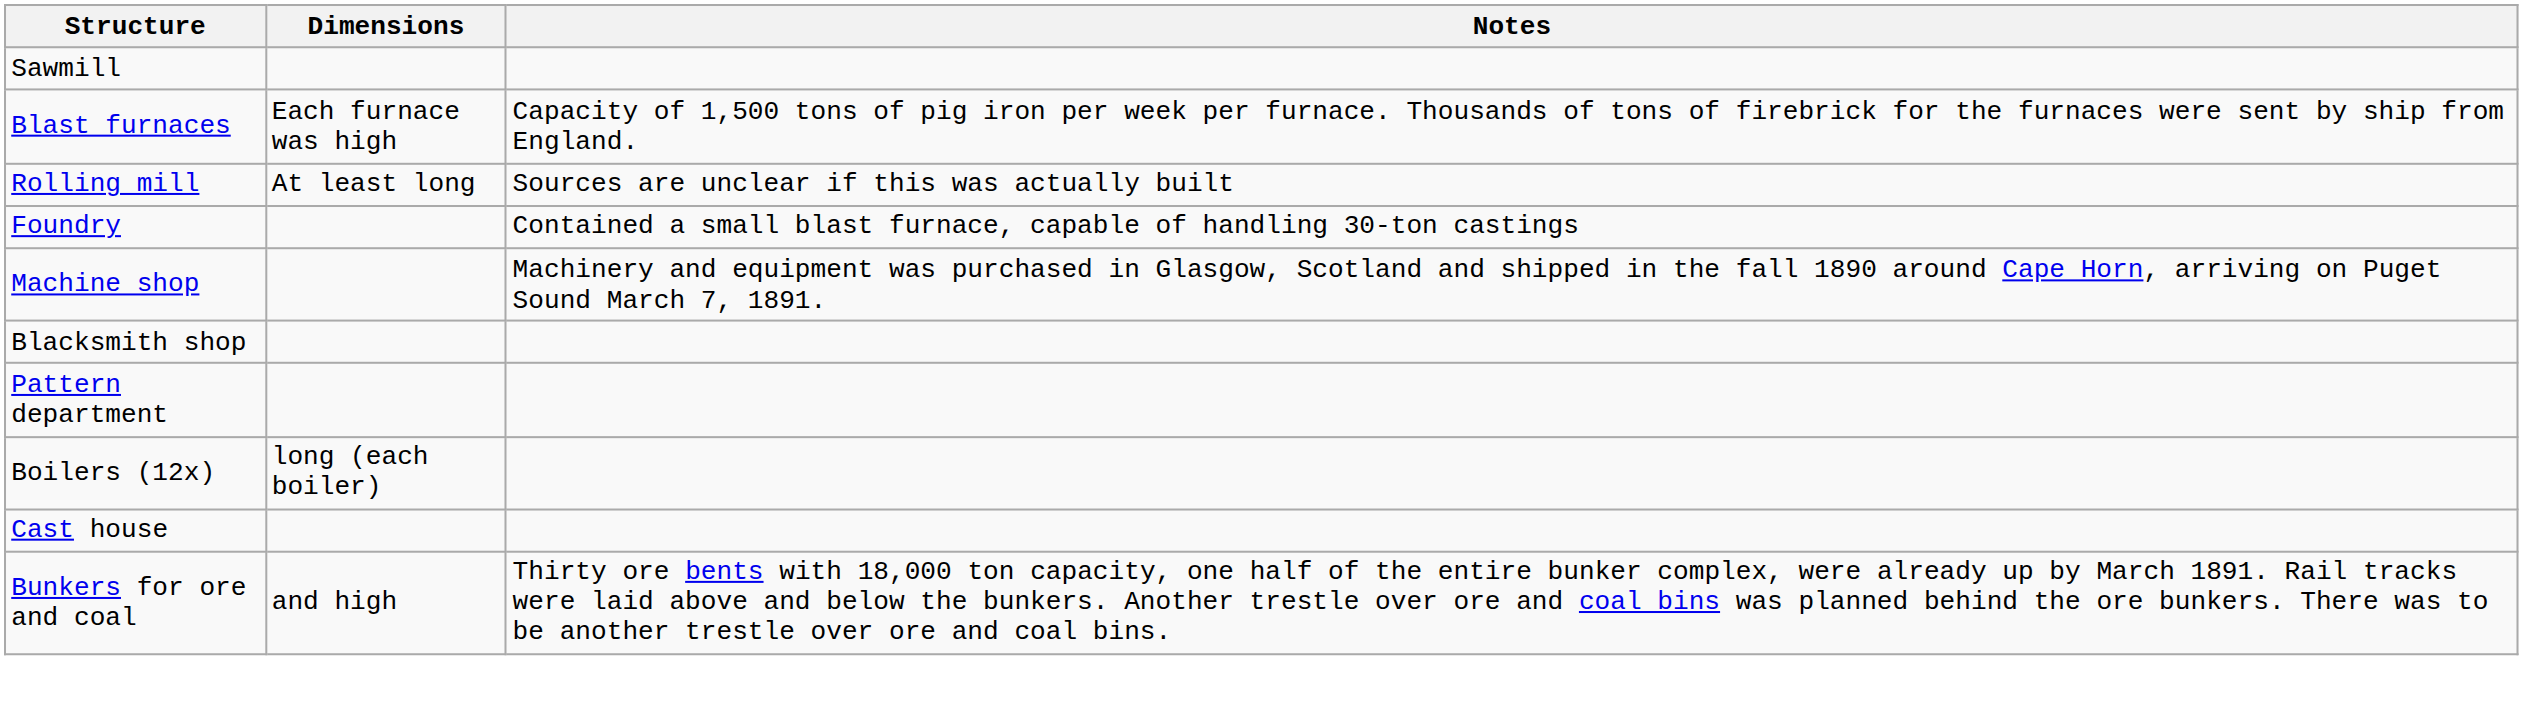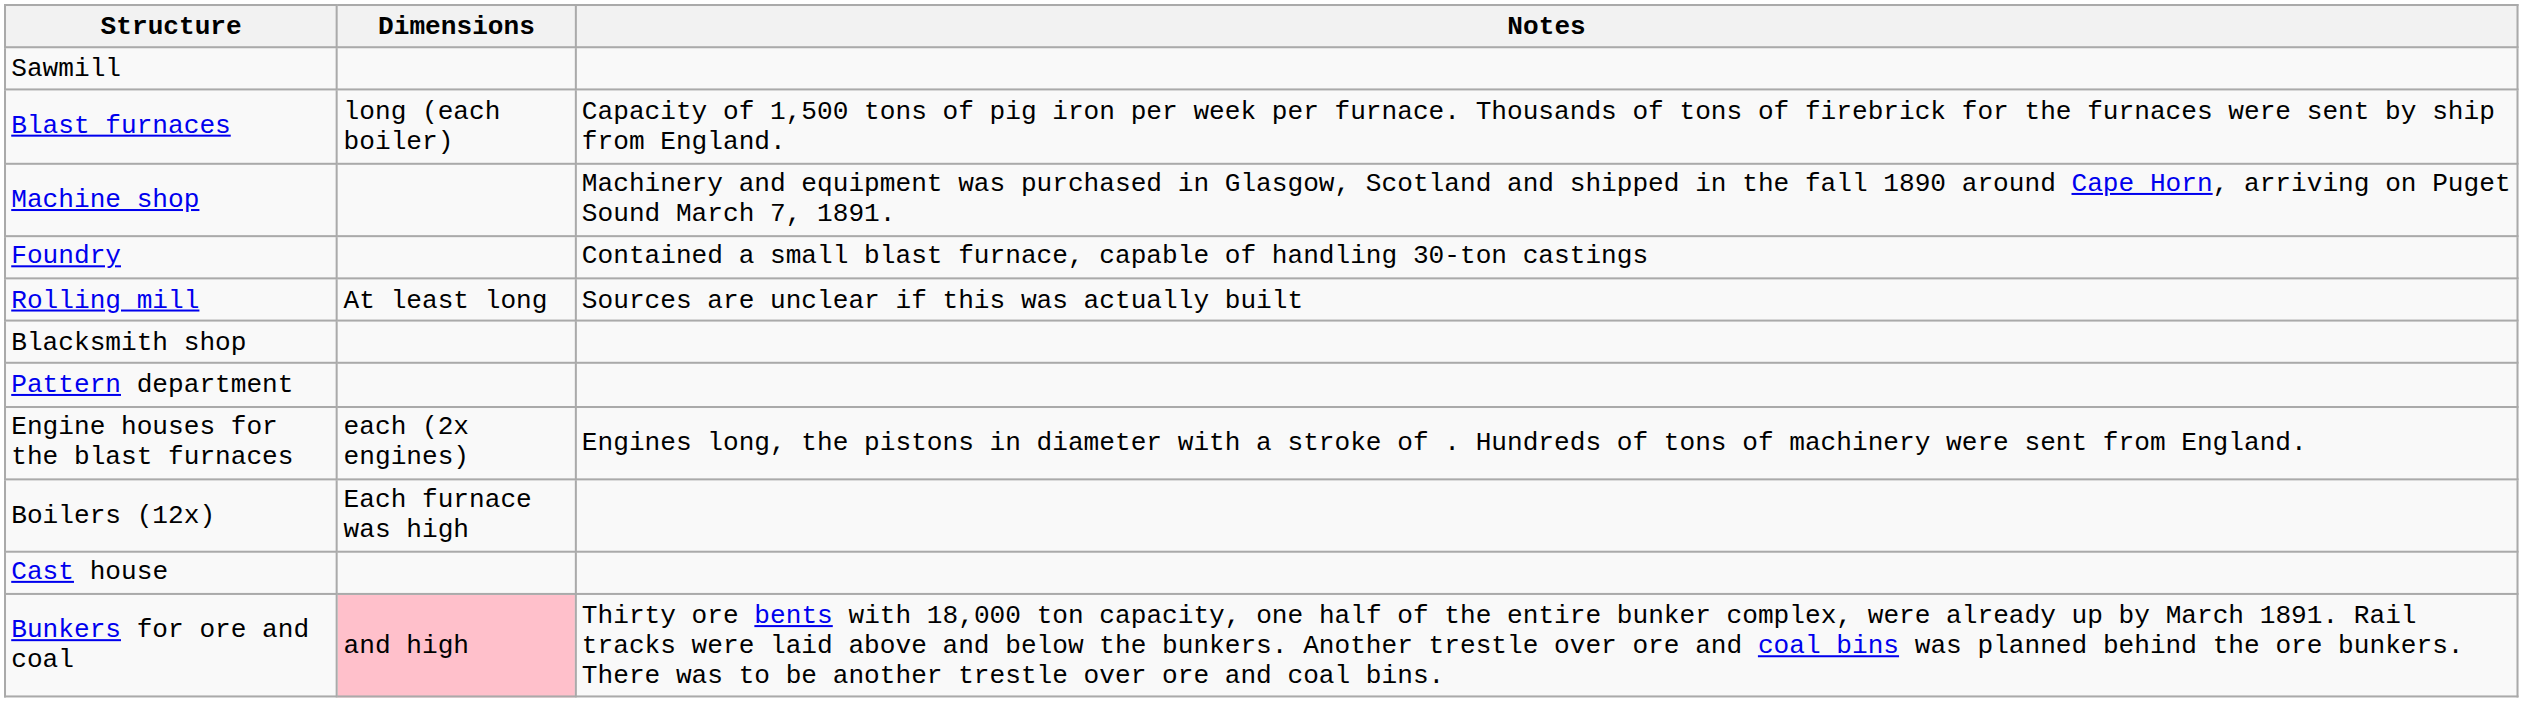(366, 127) Each furnace was high -> (422, 127) long (each boiler)
rows swapped: (105, 184) <-> (105, 284)
+ row: (152, 442)
(350, 473) long (each boiler) -> (438, 515) Each furnace was high
(334, 603) no background -> (406, 646) pink background
